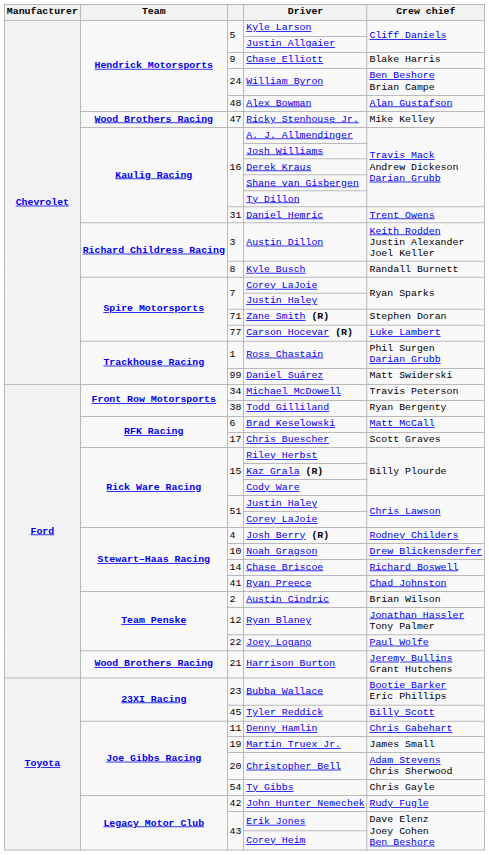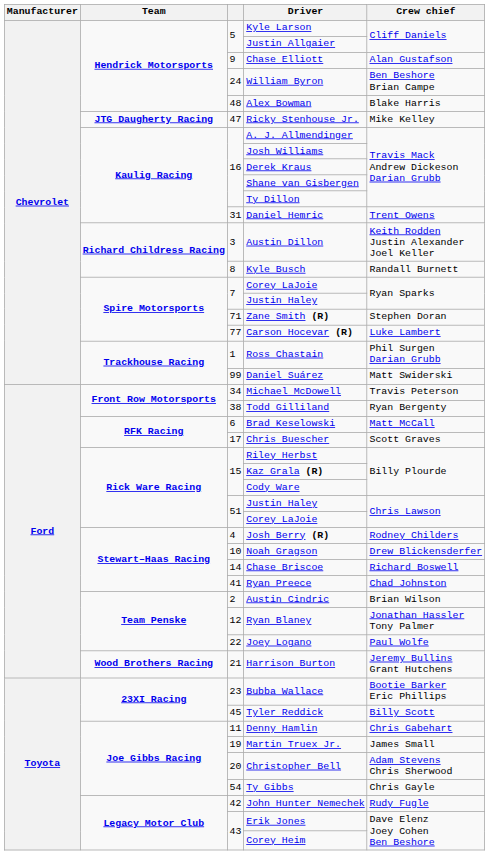(405, 61) Blake Harris -> (411, 61) Alan Gustafson
(411, 104) Alan Gustafson -> (405, 104) Blake Harris
(154, 120) Wood Brothers Racing -> (154, 120) JTG Daugherty Racing
